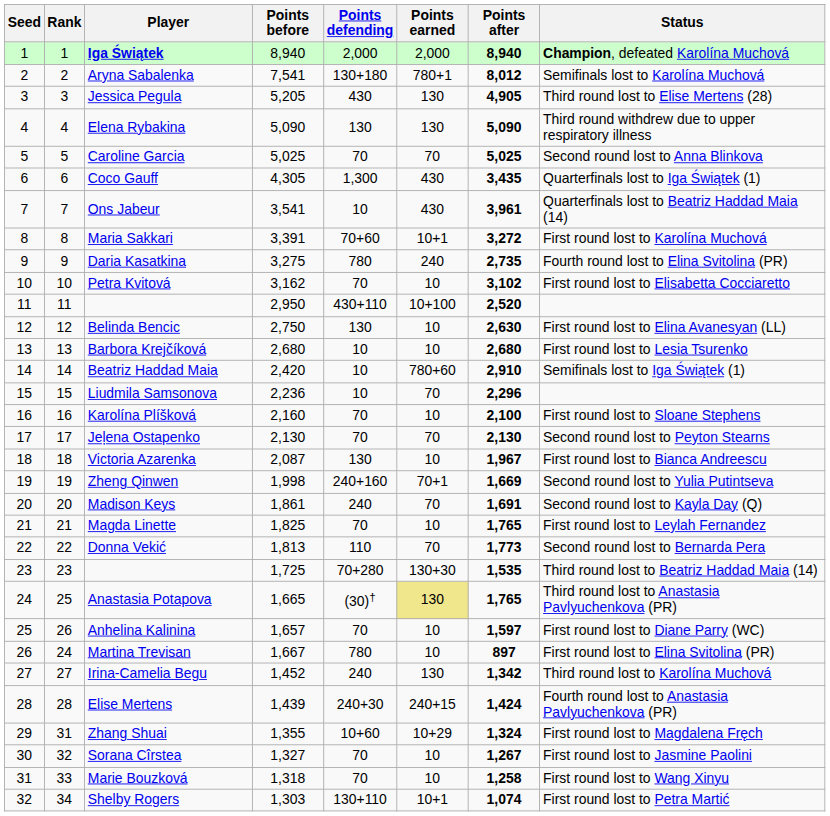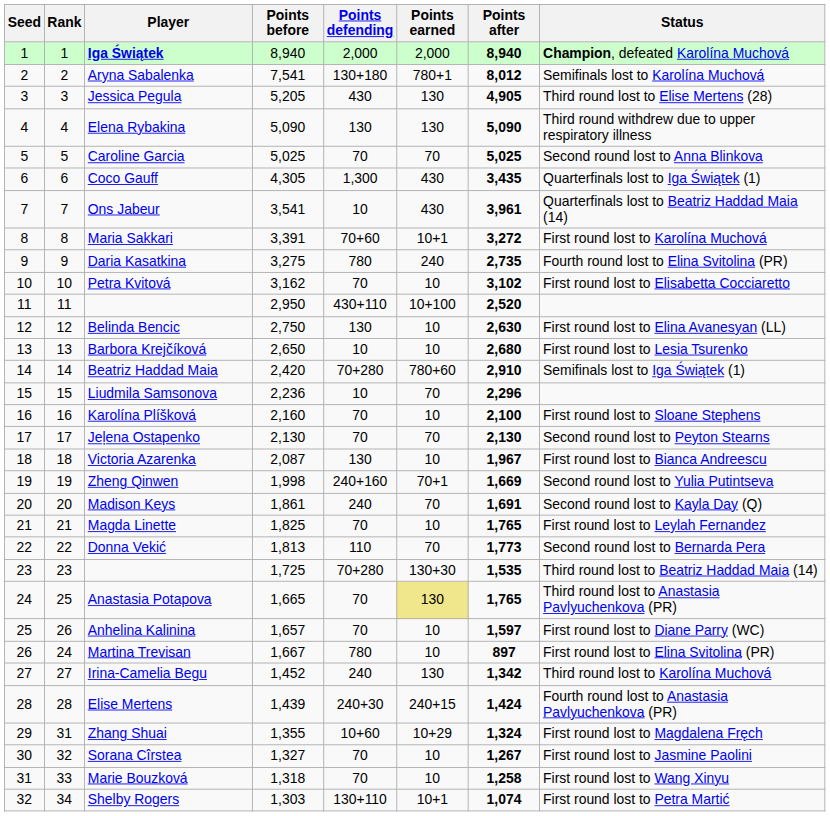(288, 349) 2,680 -> (288, 349) 2,650
(360, 371) 10 -> (360, 371) 70+280
(360, 600) (30)† -> (360, 600) 70
